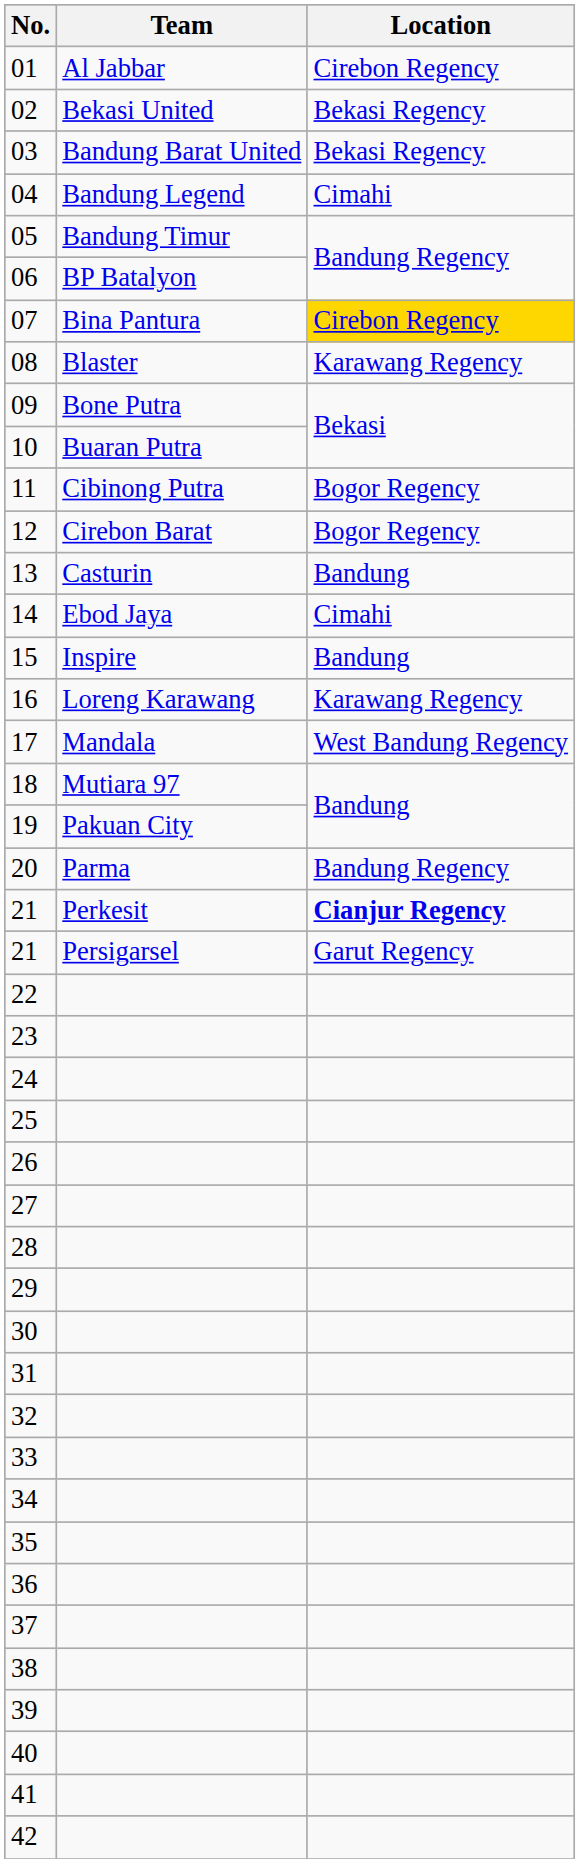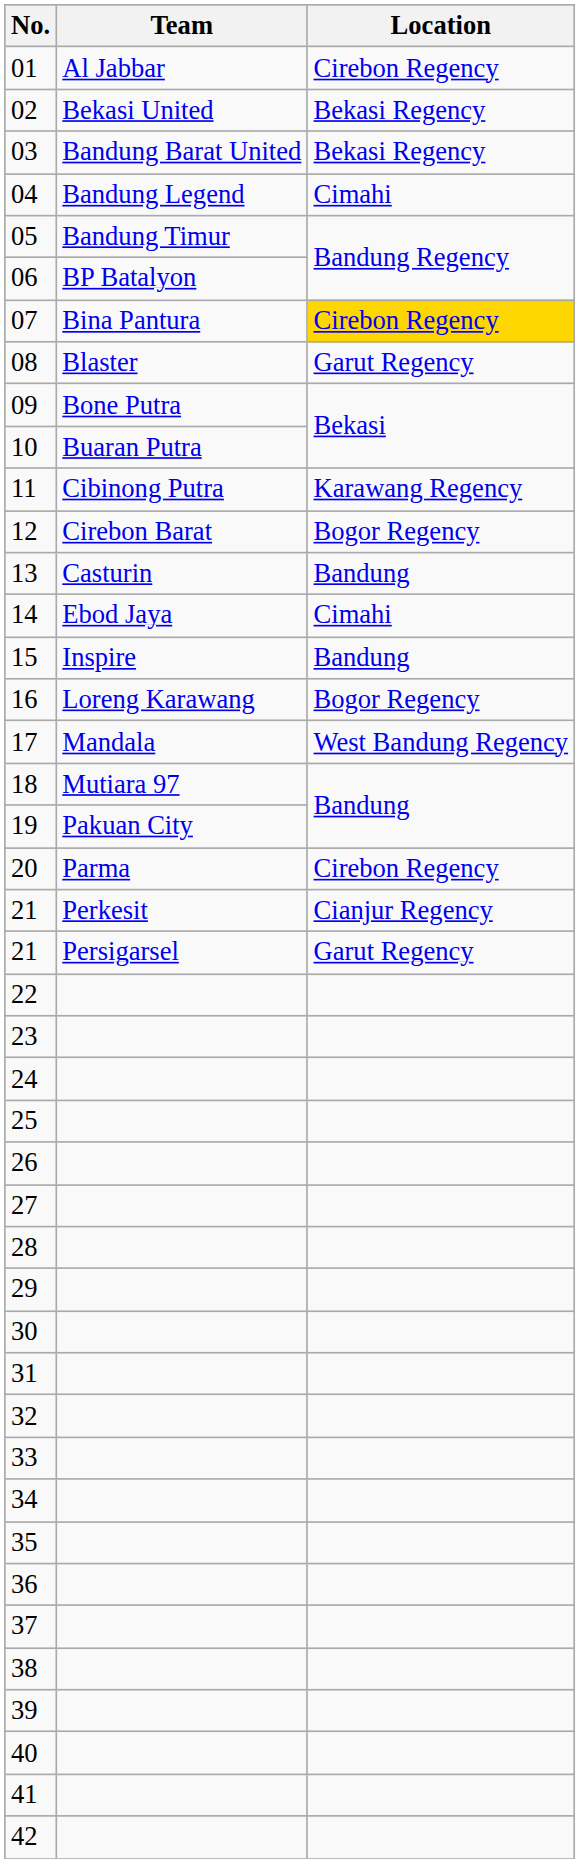(418, 362) Karawang Regency -> (394, 362) Garut Regency
(397, 488) Bogor Regency -> (418, 488) Karawang Regency
(418, 699) Karawang Regency -> (397, 699) Bogor Regency
(411, 868) Bandung Regency -> (406, 868) Cirebon Regency
(410, 910) bold -> (403, 910) normal
